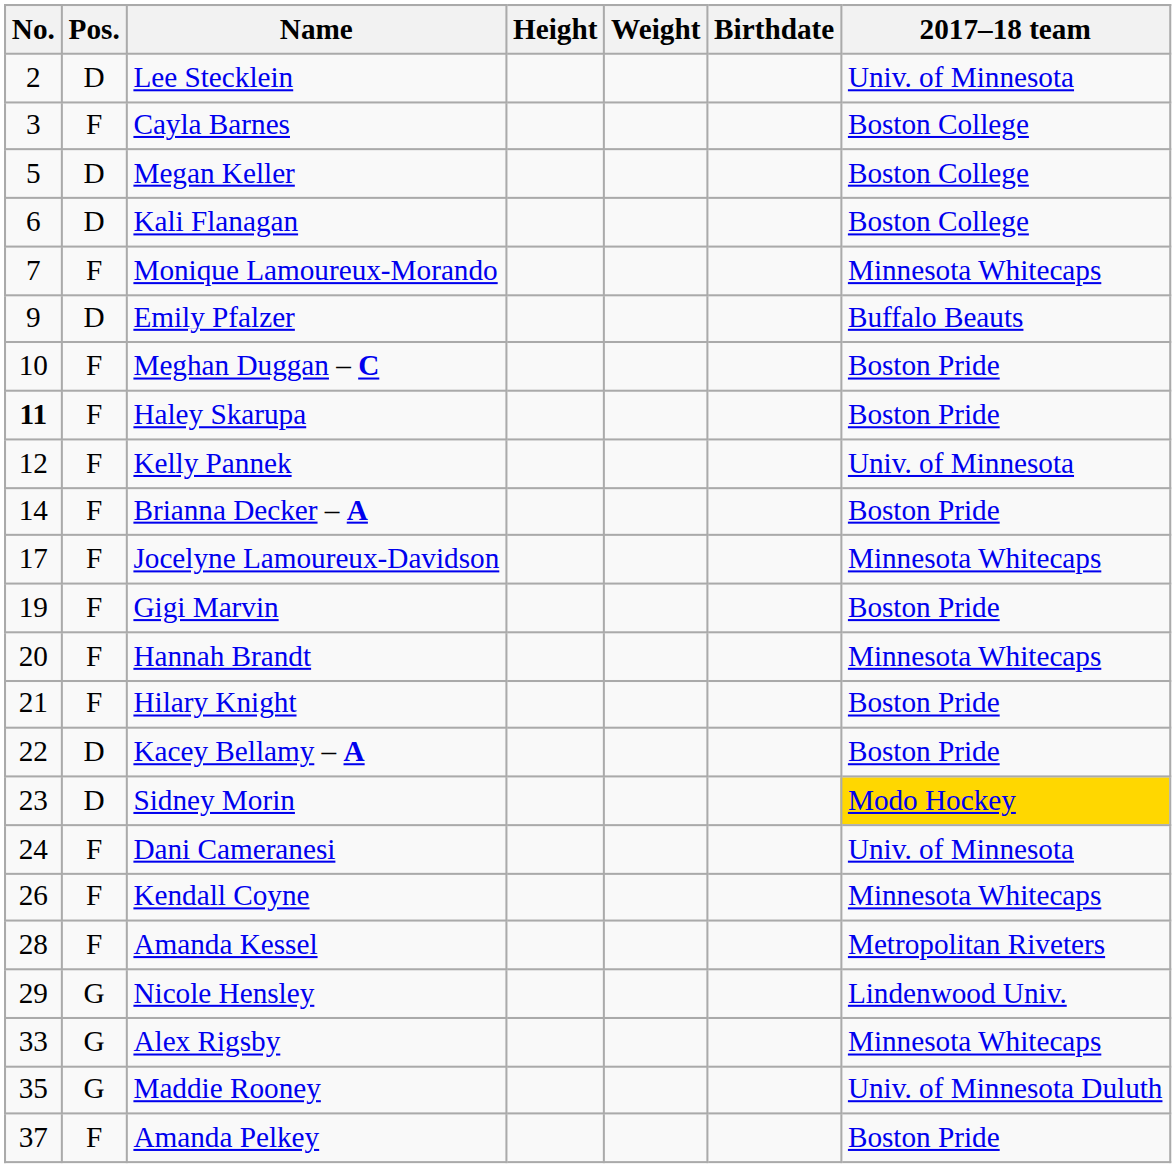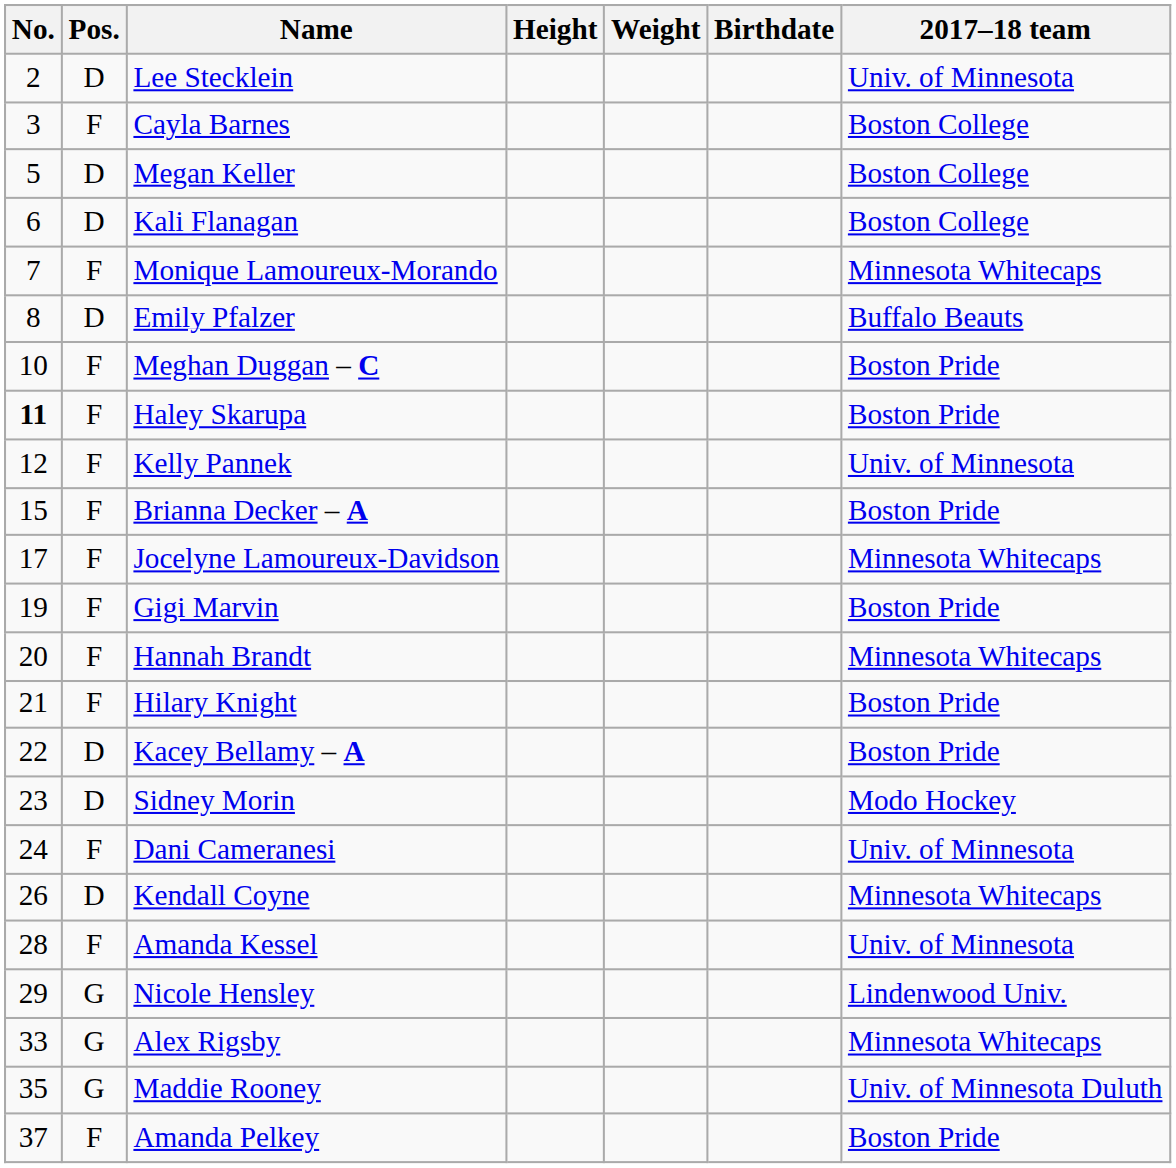(33, 318) 9 -> (33, 318) 8
(33, 511) 14 -> (33, 511) 15
(932, 800) gold background -> (932, 800) no background
(94, 896) F -> (94, 896) D
(977, 945) Metropolitan Riveters -> (961, 945) Univ. of Minnesota
